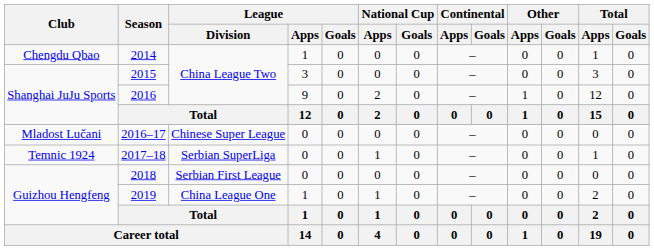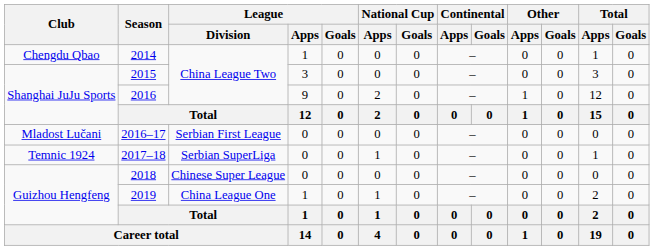(228, 134) Chinese Super League -> (228, 134) Serbian First League
(228, 174) Serbian First League -> (228, 174) Chinese Super League
